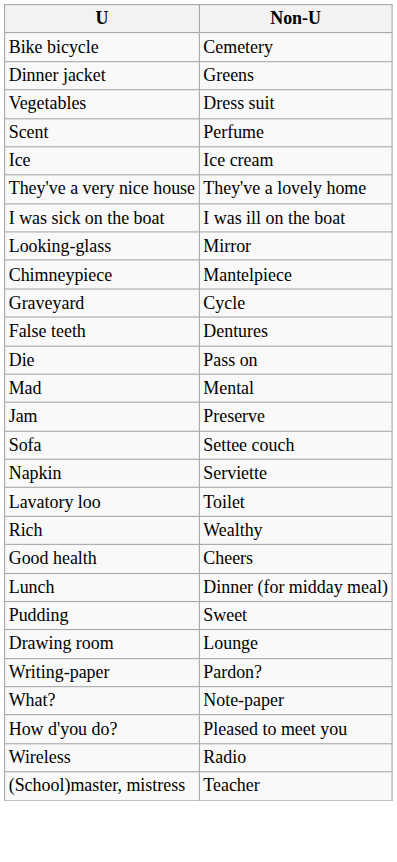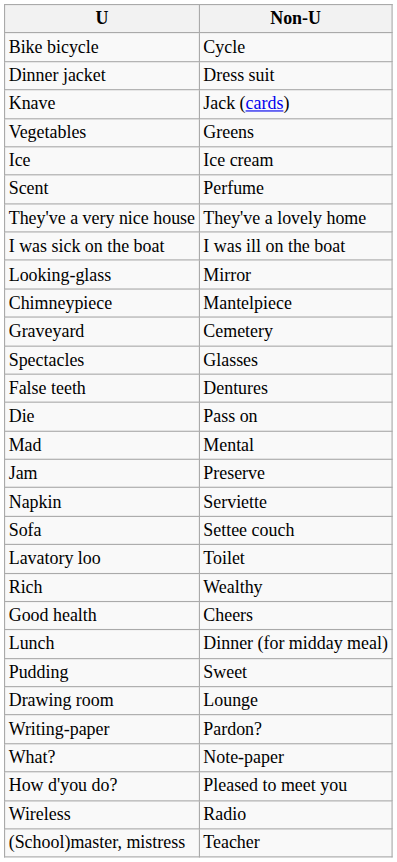(238, 47) Cemetery -> (224, 47) Cycle
(229, 75) Greens -> (239, 75) Dress suit
+ row: (32, 103)
(239, 103) Dress suit -> (229, 132) Greens
rows swapped: (20, 160) <-> (29, 132)
(224, 302) Cycle -> (238, 331) Cemetery
+ row: (47, 359)
rows swapped: (35, 473) <-> (25, 445)
